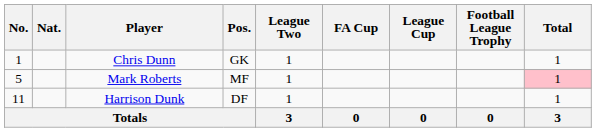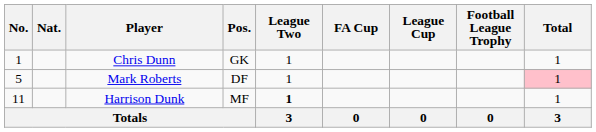(239, 79) MF -> (239, 79) DF
(239, 98) DF -> (239, 98) MF
(289, 98) normal -> (289, 98) bold
